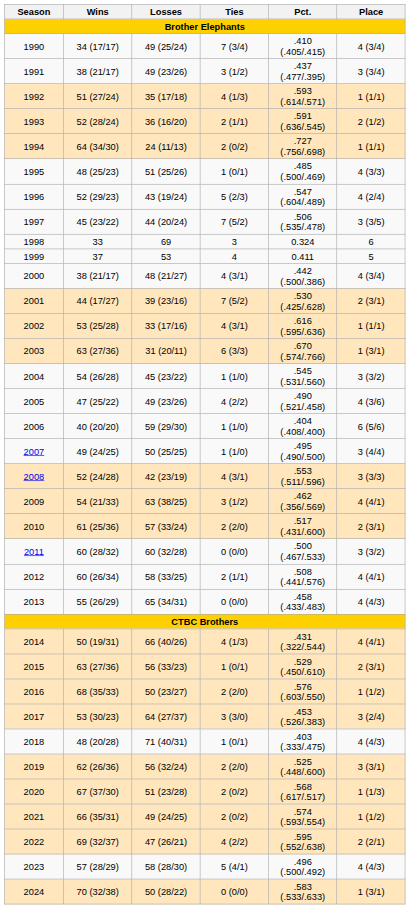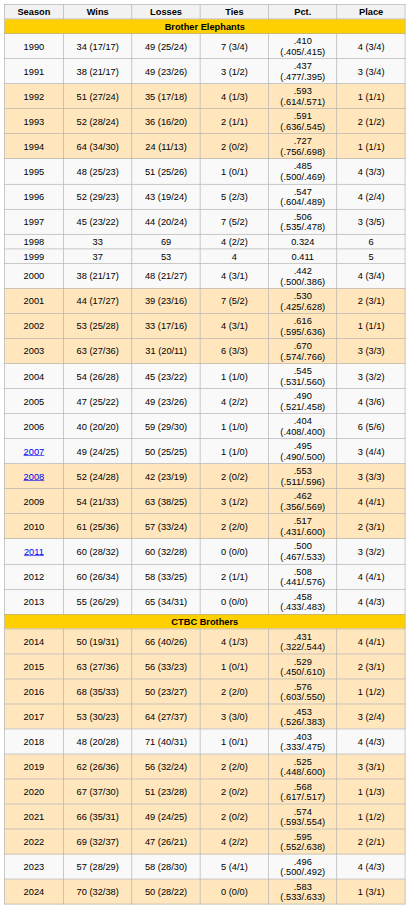(234, 242) 3 -> (234, 242) 4 (2/2)
(371, 351) 1 (3/1) -> (371, 351) 3 (3/3)
(234, 476) 4 (3/1) -> (234, 476) 2 (0/2)
